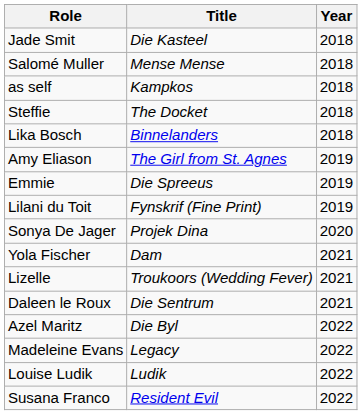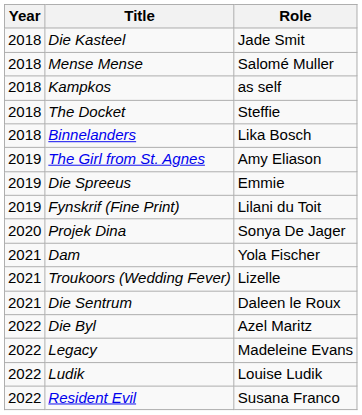columns swapped: (336, 16) <-> (66, 16)
